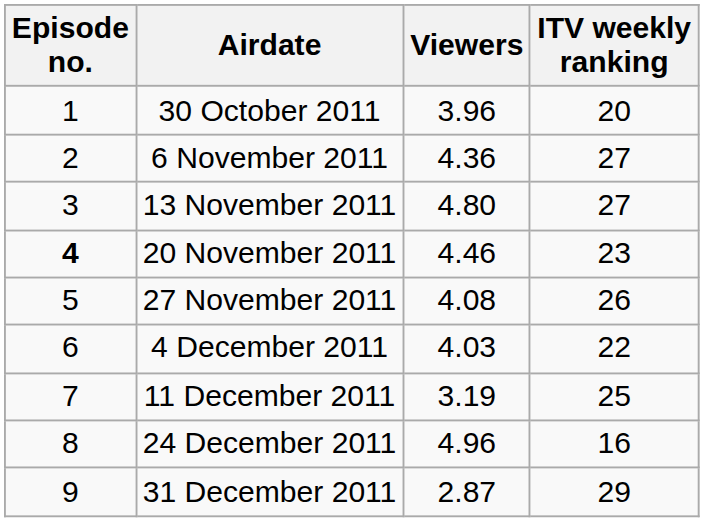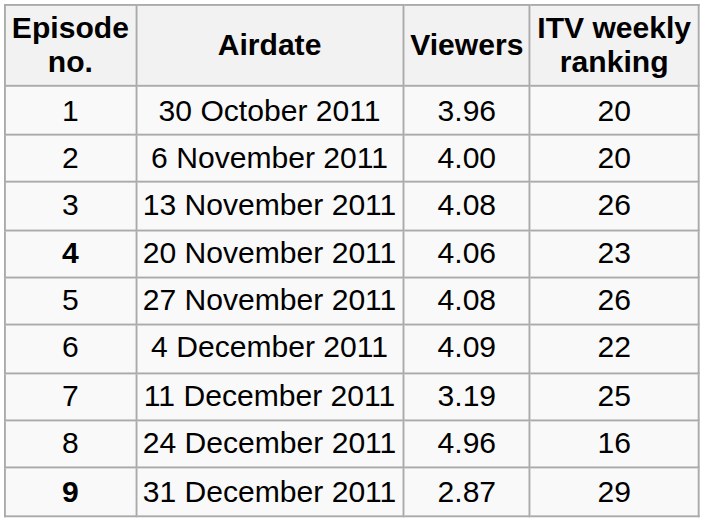(467, 157) 4.36 -> (467, 157) 4.00
(614, 157) 27 -> (614, 157) 20
(467, 205) 4.80 -> (467, 205) 4.08
(614, 205) 27 -> (614, 205) 26
(467, 253) 4.46 -> (467, 253) 4.06
(467, 348) 4.03 -> (467, 348) 4.09
(70, 491) normal -> (70, 491) bold
